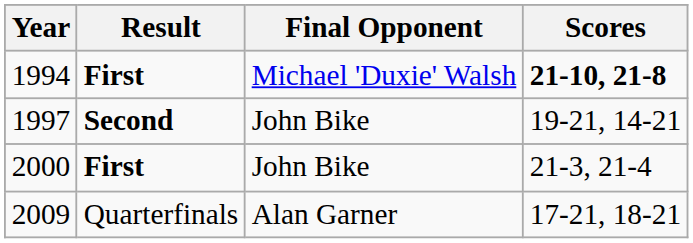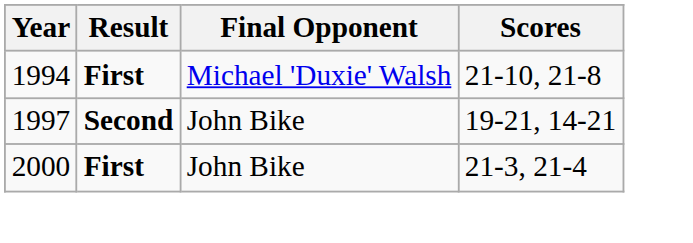(598, 74) bold -> (533, 74) normal
- row: (41, 213)
